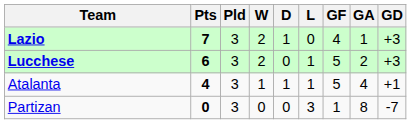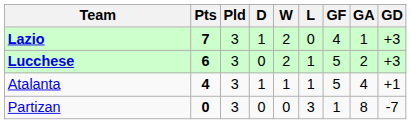columns swapped: (261, 15) <-> (286, 15)
